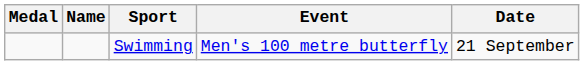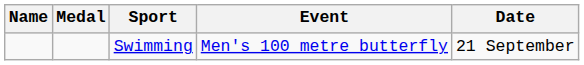columns swapped: (33, 18) <-> (86, 18)
